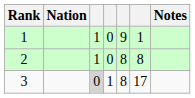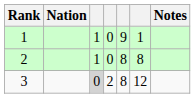(110, 81) 1 -> (110, 81) 2
(140, 81) 17 -> (140, 81) 12
